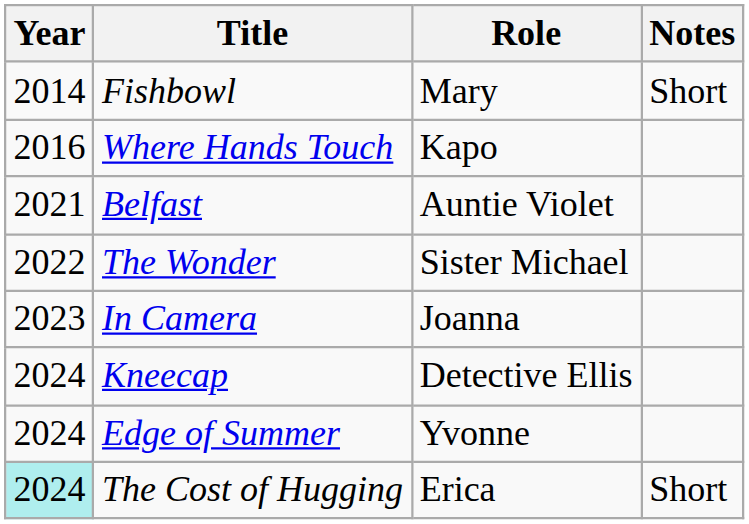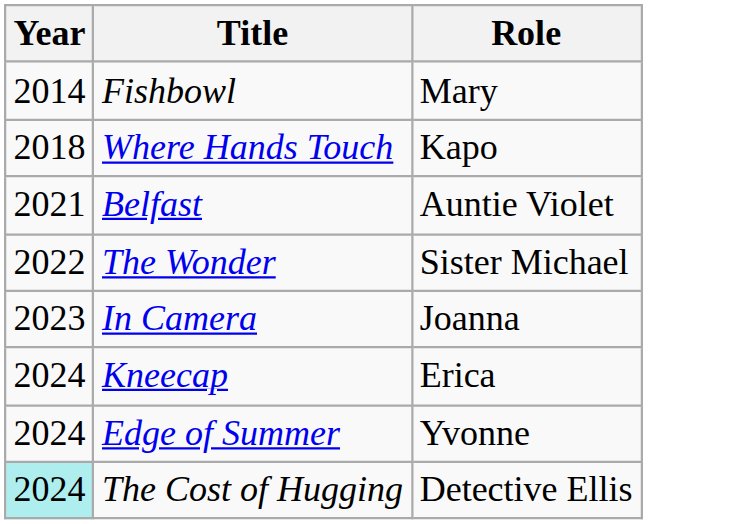- column: (692, 33)
(49, 147) 2016 -> (49, 147) 2018
(526, 375) Detective Ellis -> (458, 375) Erica
(458, 489) Erica -> (526, 489) Detective Ellis
